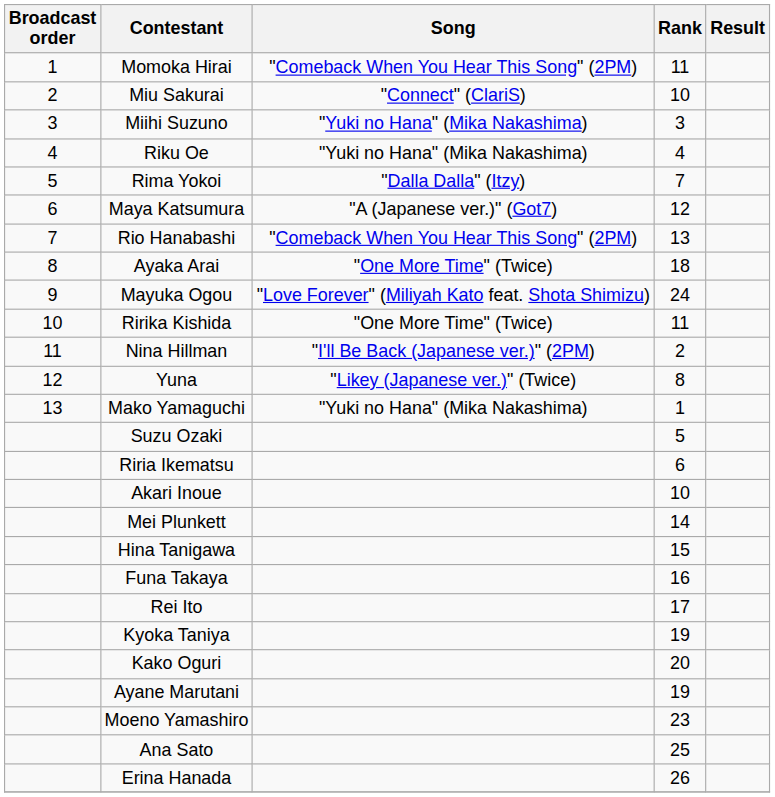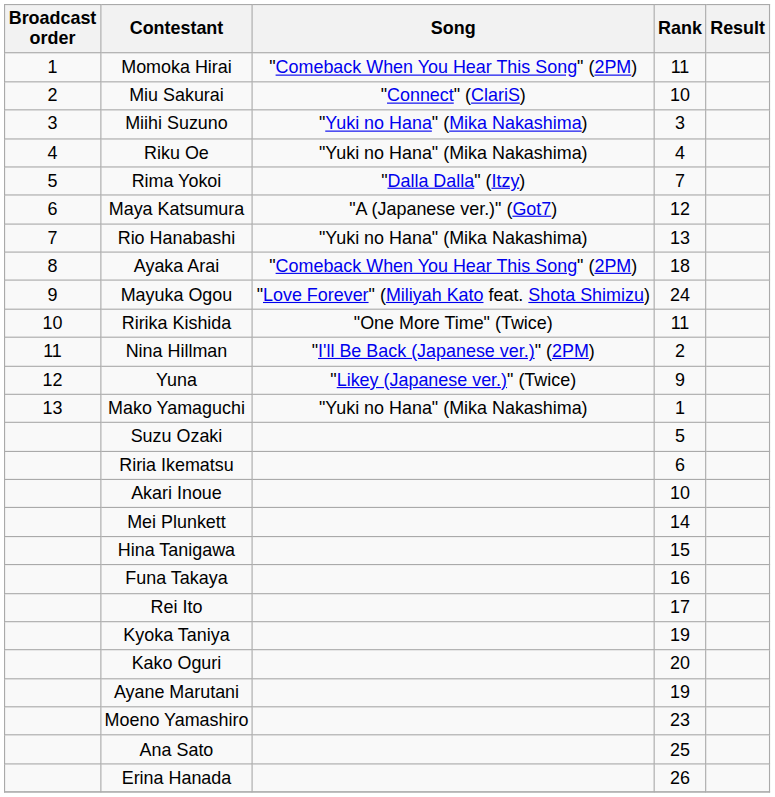(453, 237) "Comeback When You Hear This Song" (2PM) -> (453, 237) "Yuki no Hana" (Mika Nakashima)
(453, 266) "One More Time" (Twice) -> (453, 266) "Comeback When You Hear This Song" (2PM)
(680, 379) 8 -> (680, 379) 9
